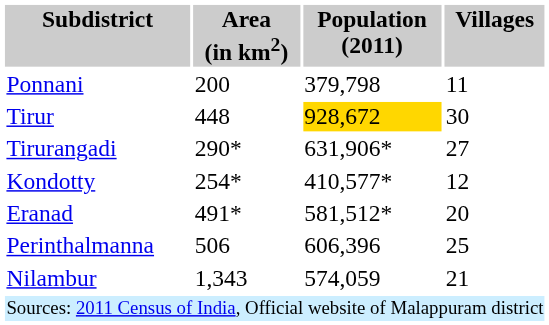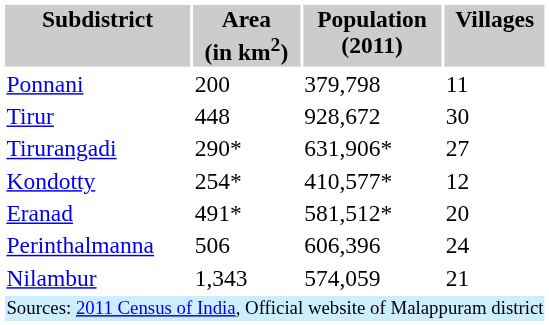(342, 116) gold background -> (342, 116) no background
(458, 246) 25 -> (458, 246) 24
